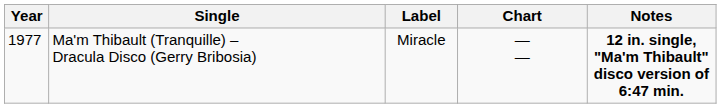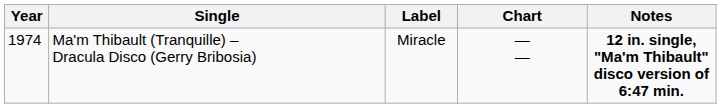(25, 40) 1977 -> (25, 40) 1974
